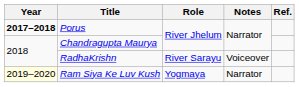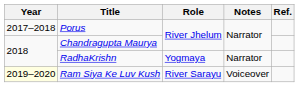(31, 27) bold -> (31, 27) normal
(193, 58) River Sarayu -> (185, 58) Yogmaya
(248, 58) Voiceover -> (244, 58) Narrator
(185, 74) Yogmaya -> (193, 74) River Sarayu
(244, 74) Narrator -> (248, 74) Voiceover
